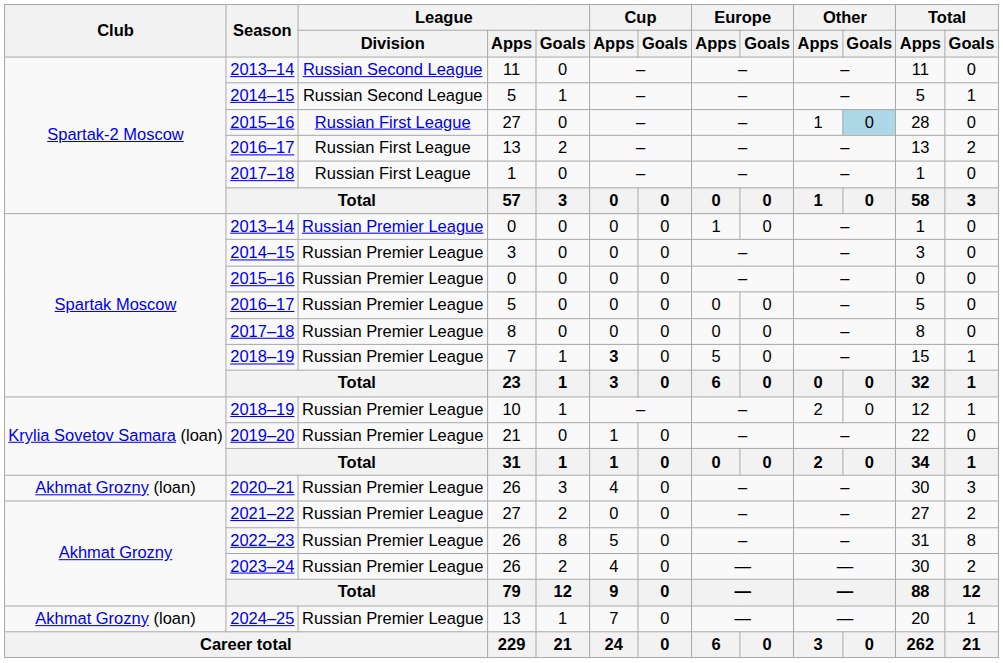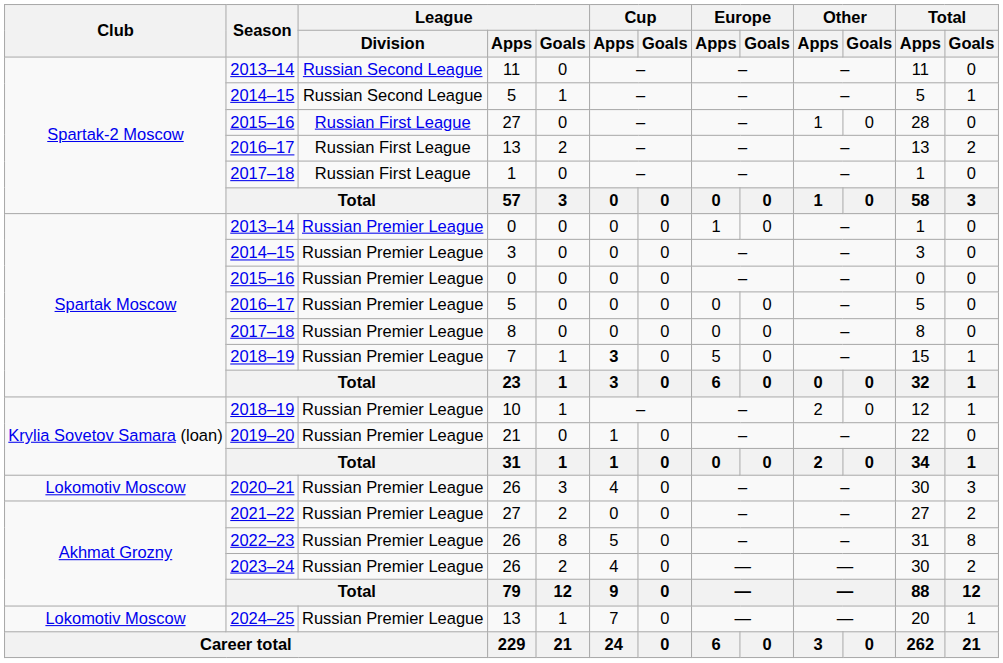(869, 122) lightblue background -> (869, 122) no background
(115, 488) Akhmat Grozny (loan) -> (115, 488) Lokomotiv Moscow
(115, 618) Akhmat Grozny (loan) -> (115, 618) Lokomotiv Moscow
